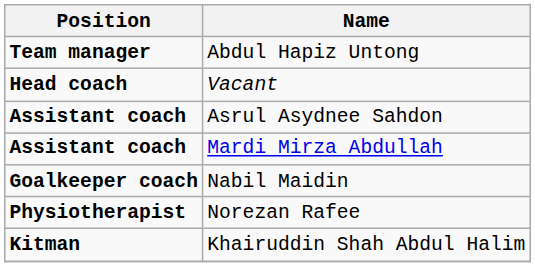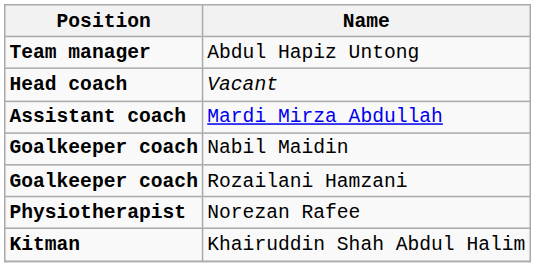- row: (325, 117)
+ row: (307, 181)
